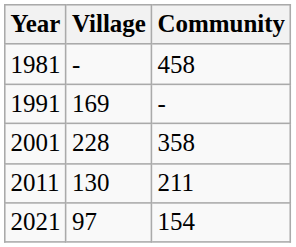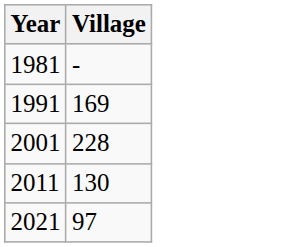- column: (221, 24)
